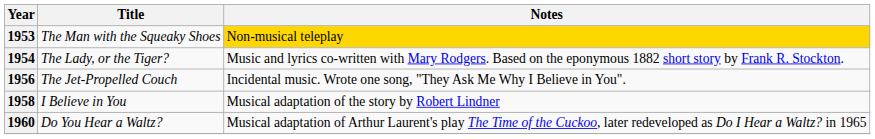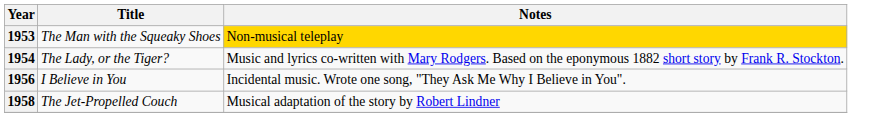(109, 79) The Jet-Propelled Couch -> (84, 79) I Believe in You
(84, 101) I Believe in You -> (109, 101) The Jet-Propelled Couch
- row: (21, 123)
